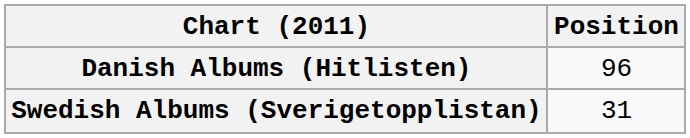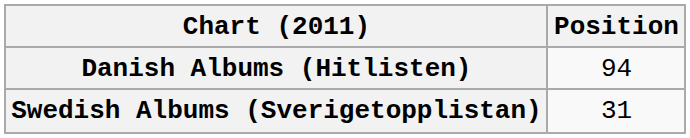(616, 69) 96 -> (616, 69) 94
